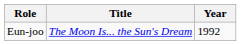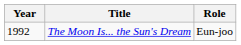columns swapped: (215, 13) <-> (25, 13)
